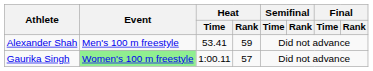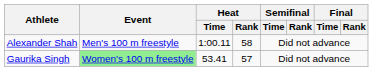(214, 43) 53.41 -> (214, 43) 1:00.11
(247, 43) 59 -> (247, 43) 58
(214, 59) 1:00.11 -> (214, 59) 53.41
